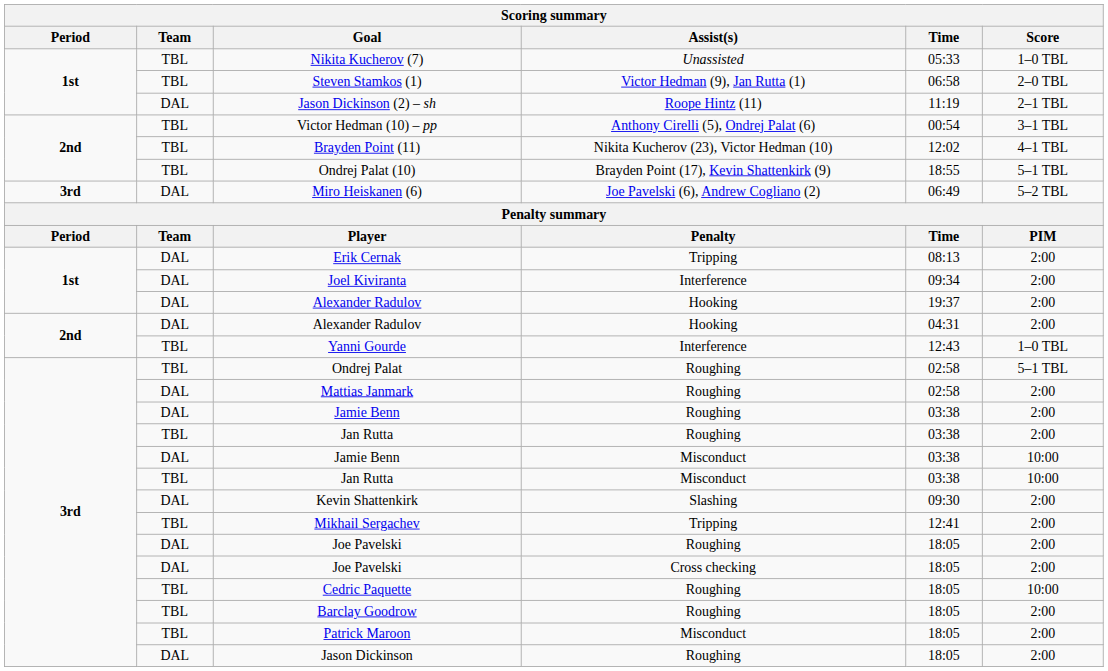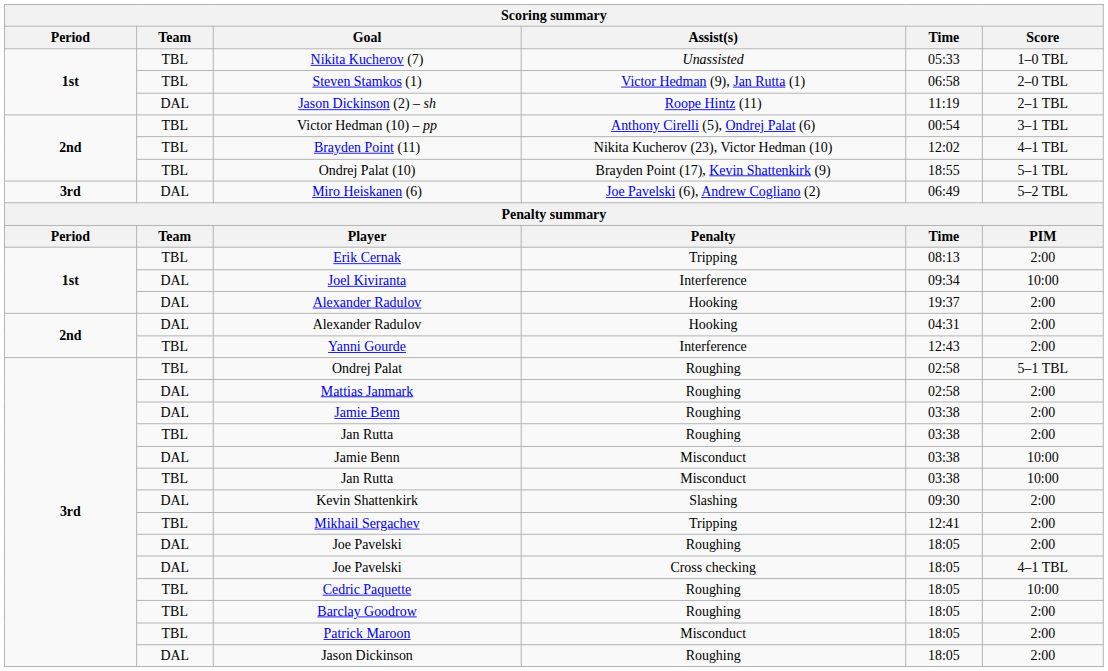(175, 258) DAL -> (175, 258) TBL
(1043, 280) 2:00 -> (1043, 280) 10:00
(1043, 346) 1–0 TBL -> (1043, 346) 2:00
(1043, 567) 2:00 -> (1043, 567) 4–1 TBL
